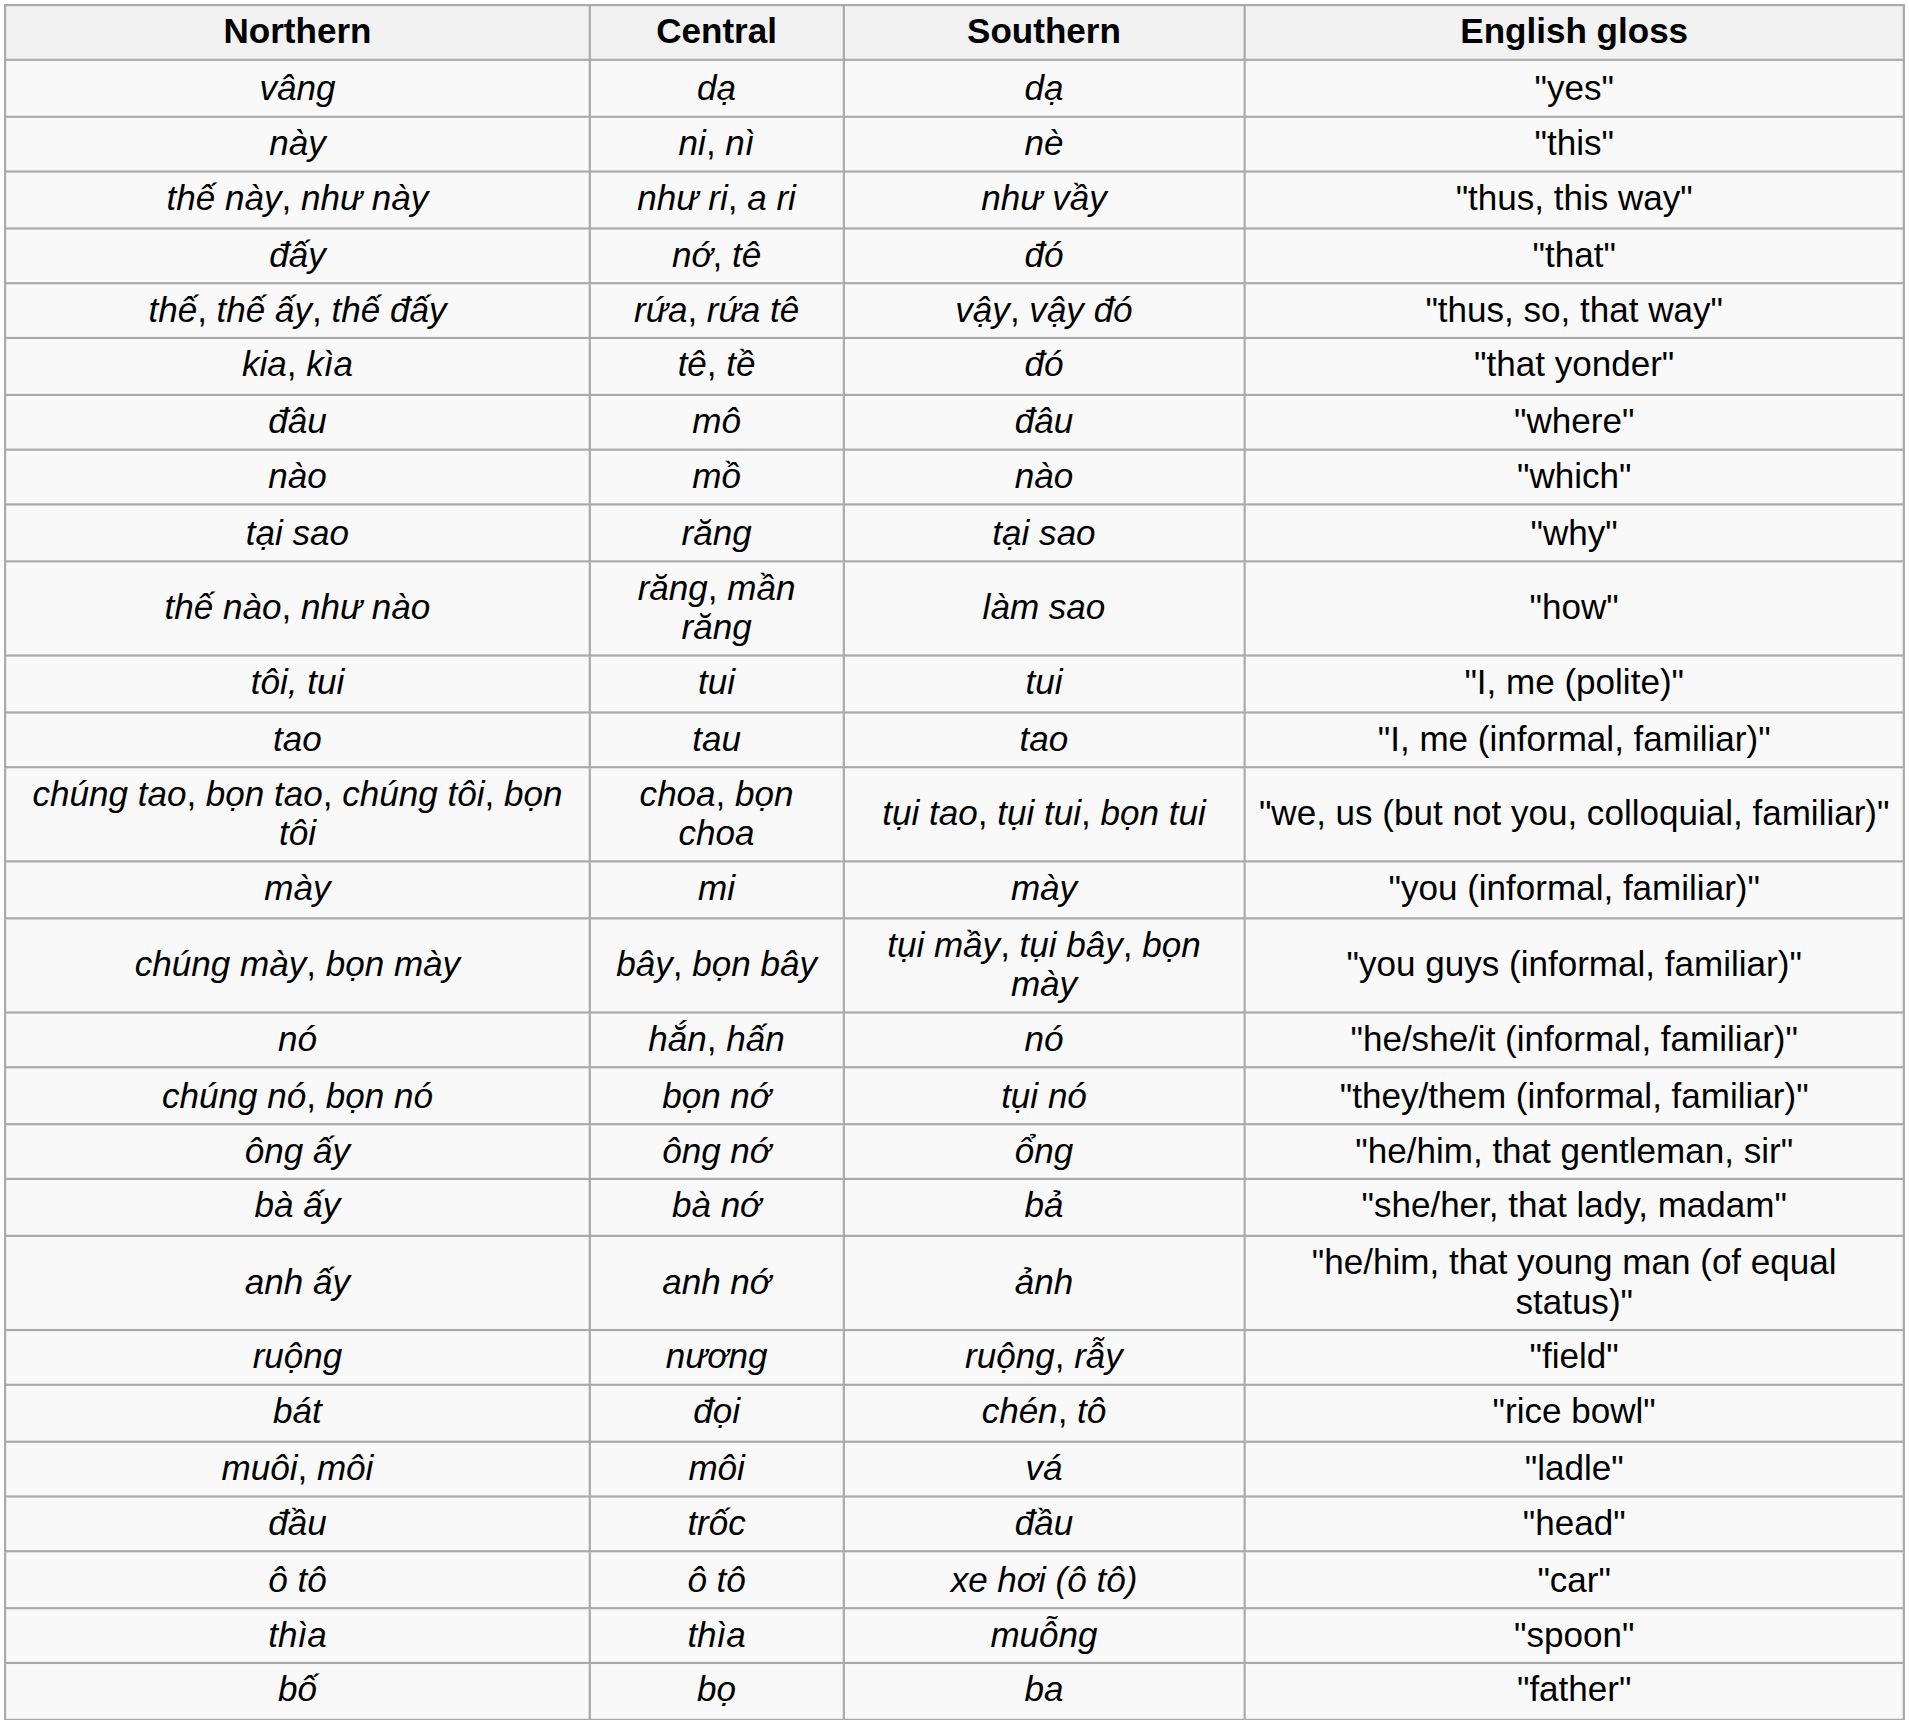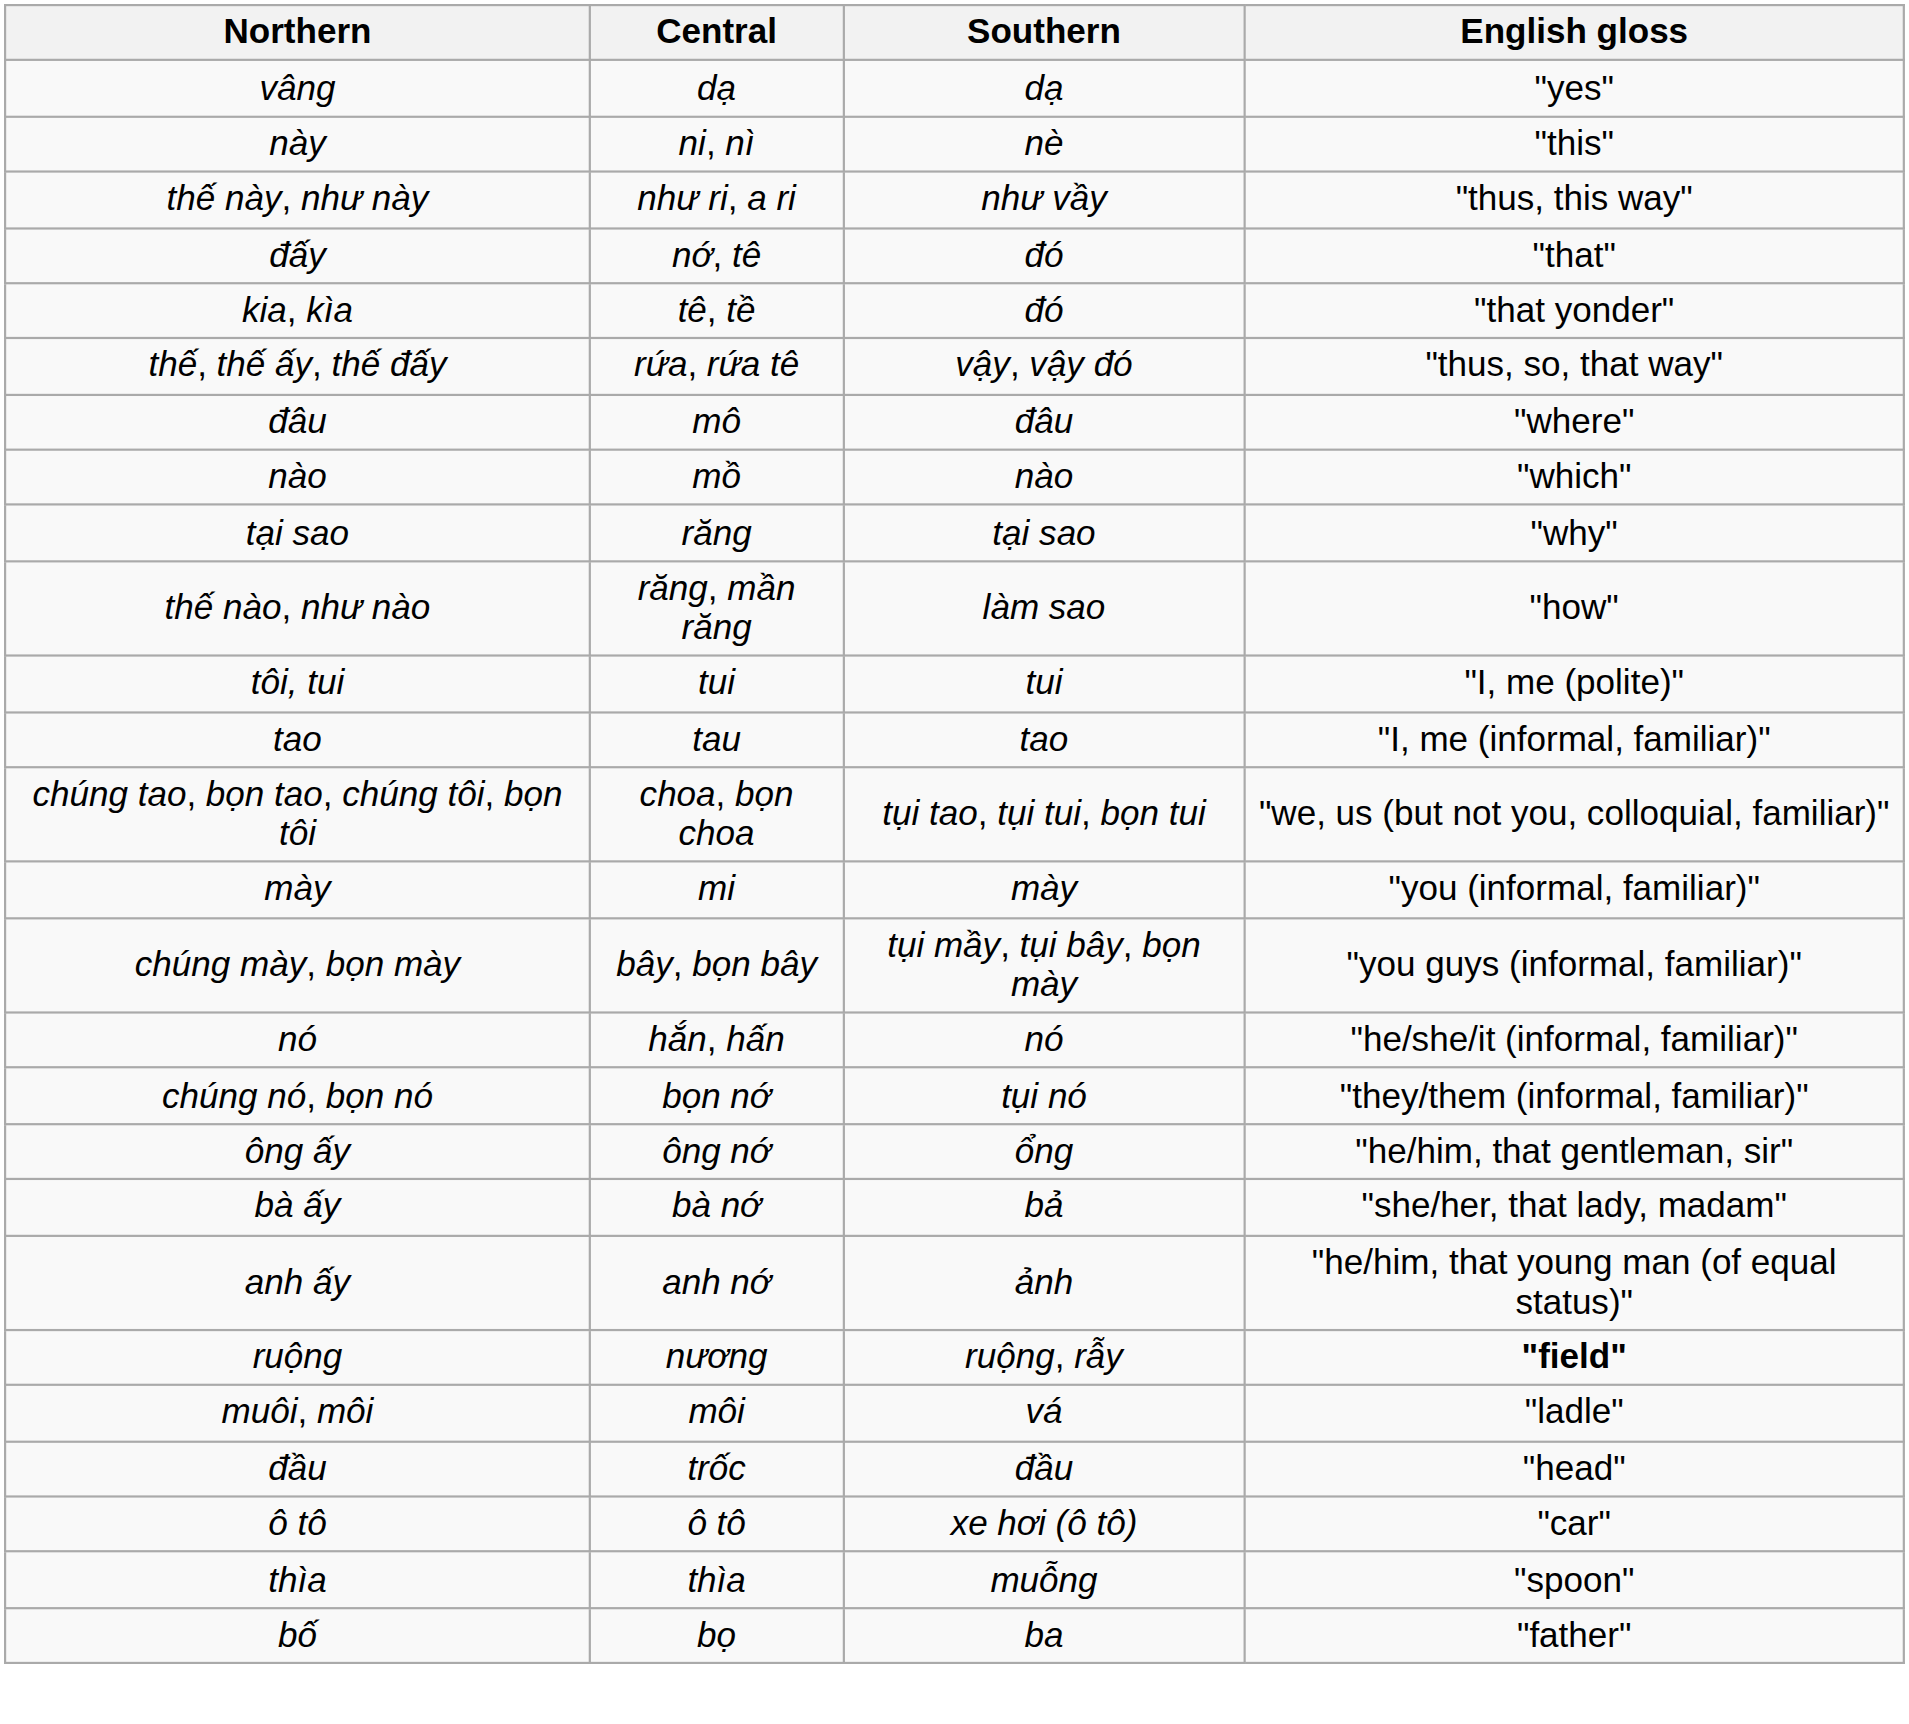rows swapped: (297, 310) <-> (297, 365)
(1574, 1356) normal -> (1574, 1356) bold
- row: (297, 1412)
